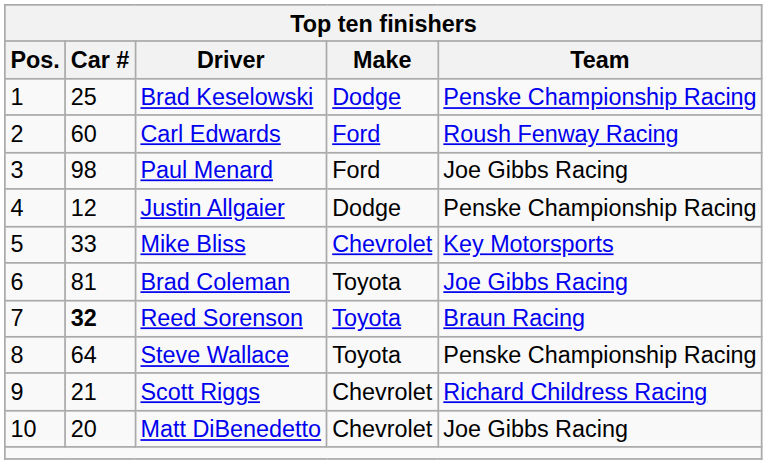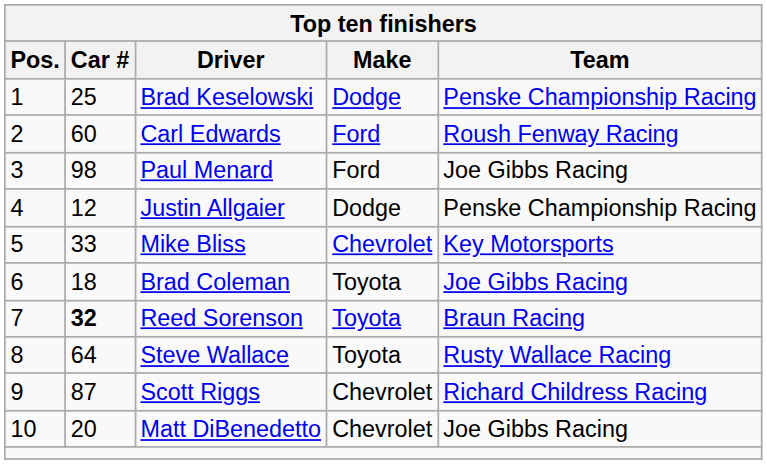(84, 281) 81 -> (84, 281) 18
(600, 355) Penske Championship Racing -> (557, 355) Rusty Wallace Racing
(84, 392) 21 -> (84, 392) 87
